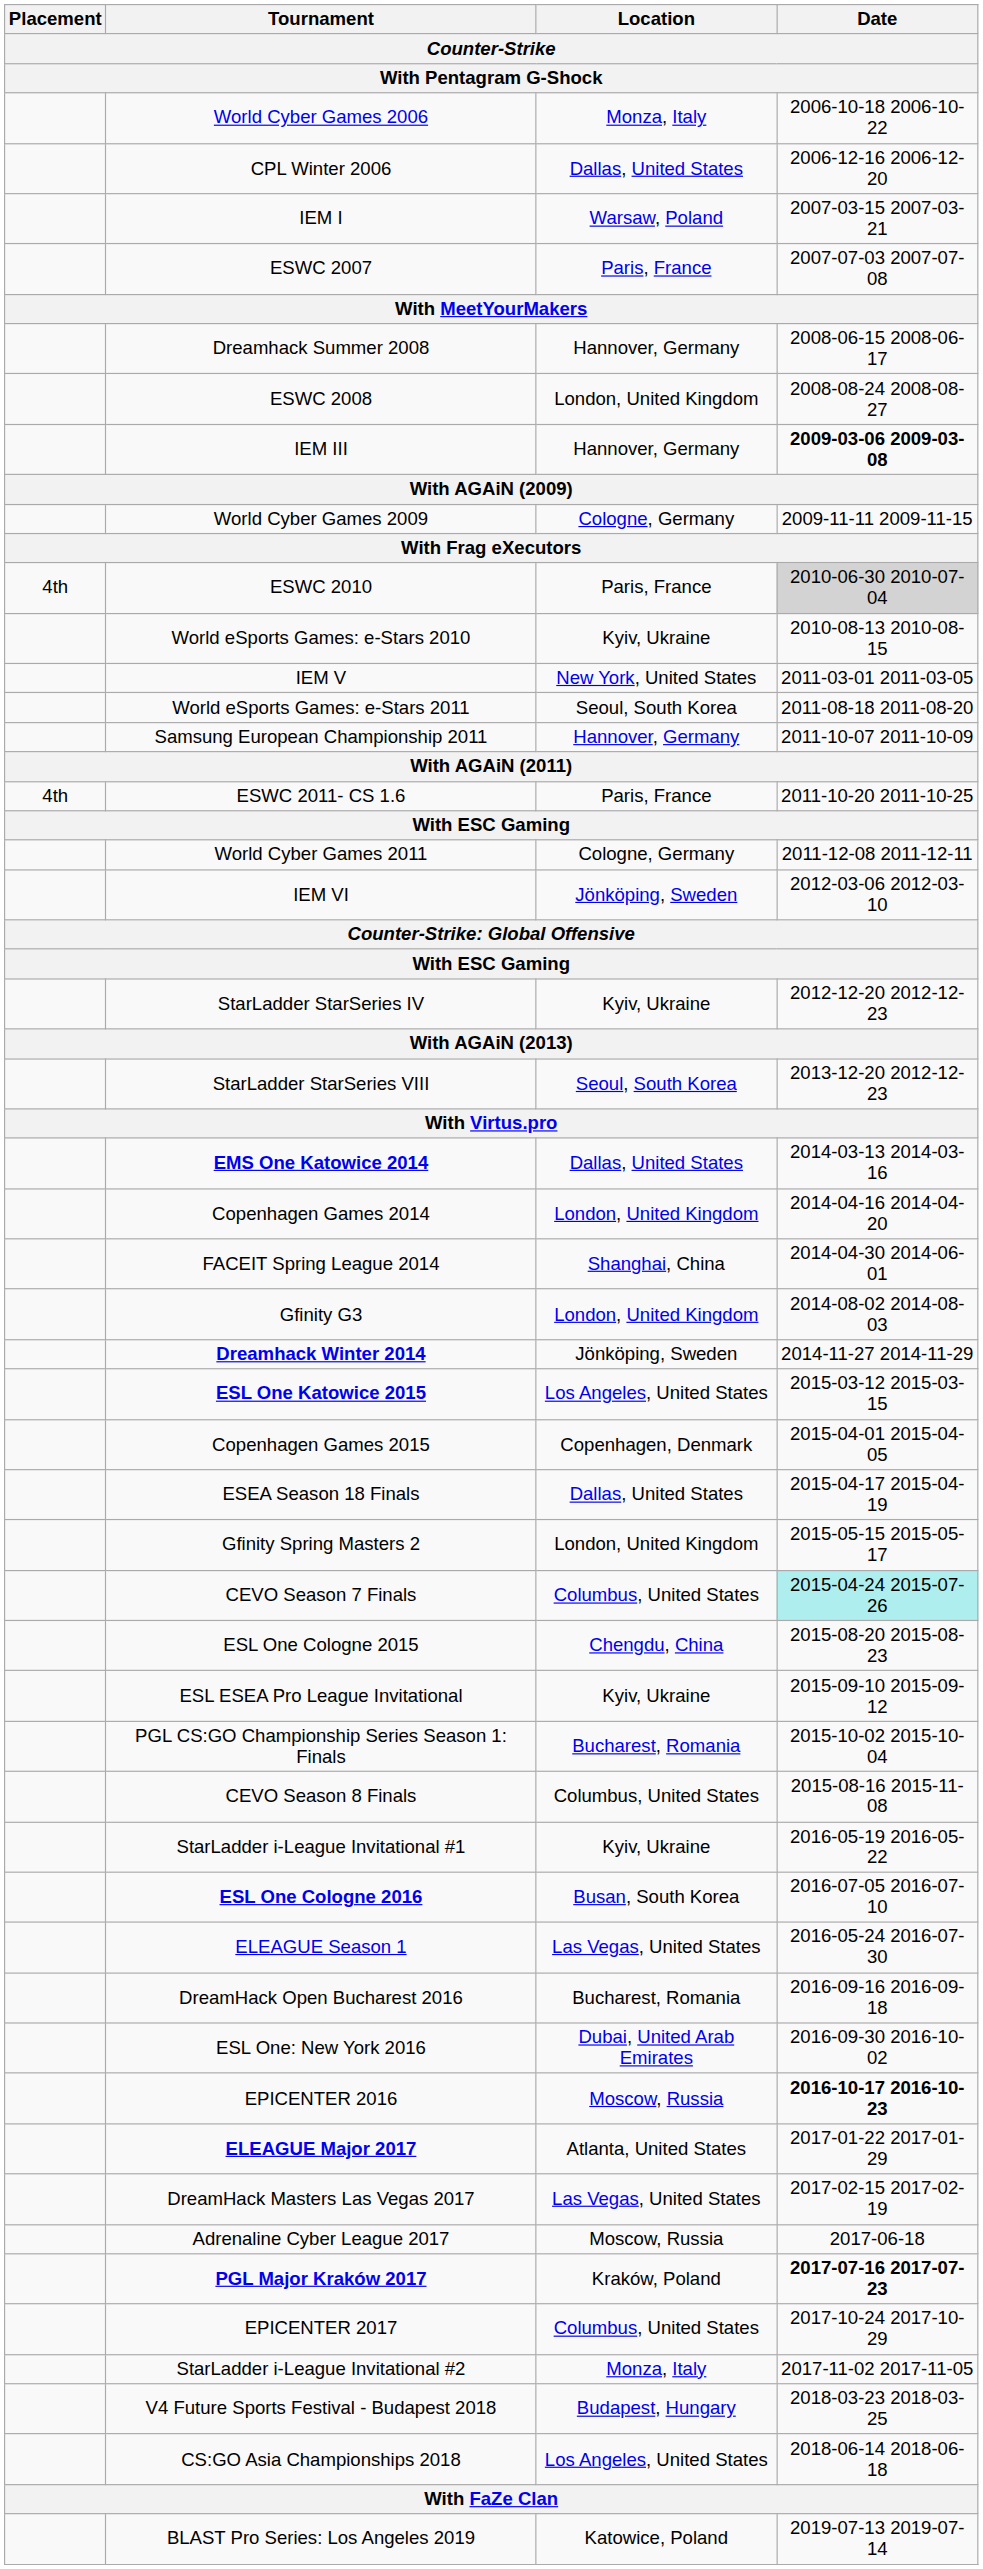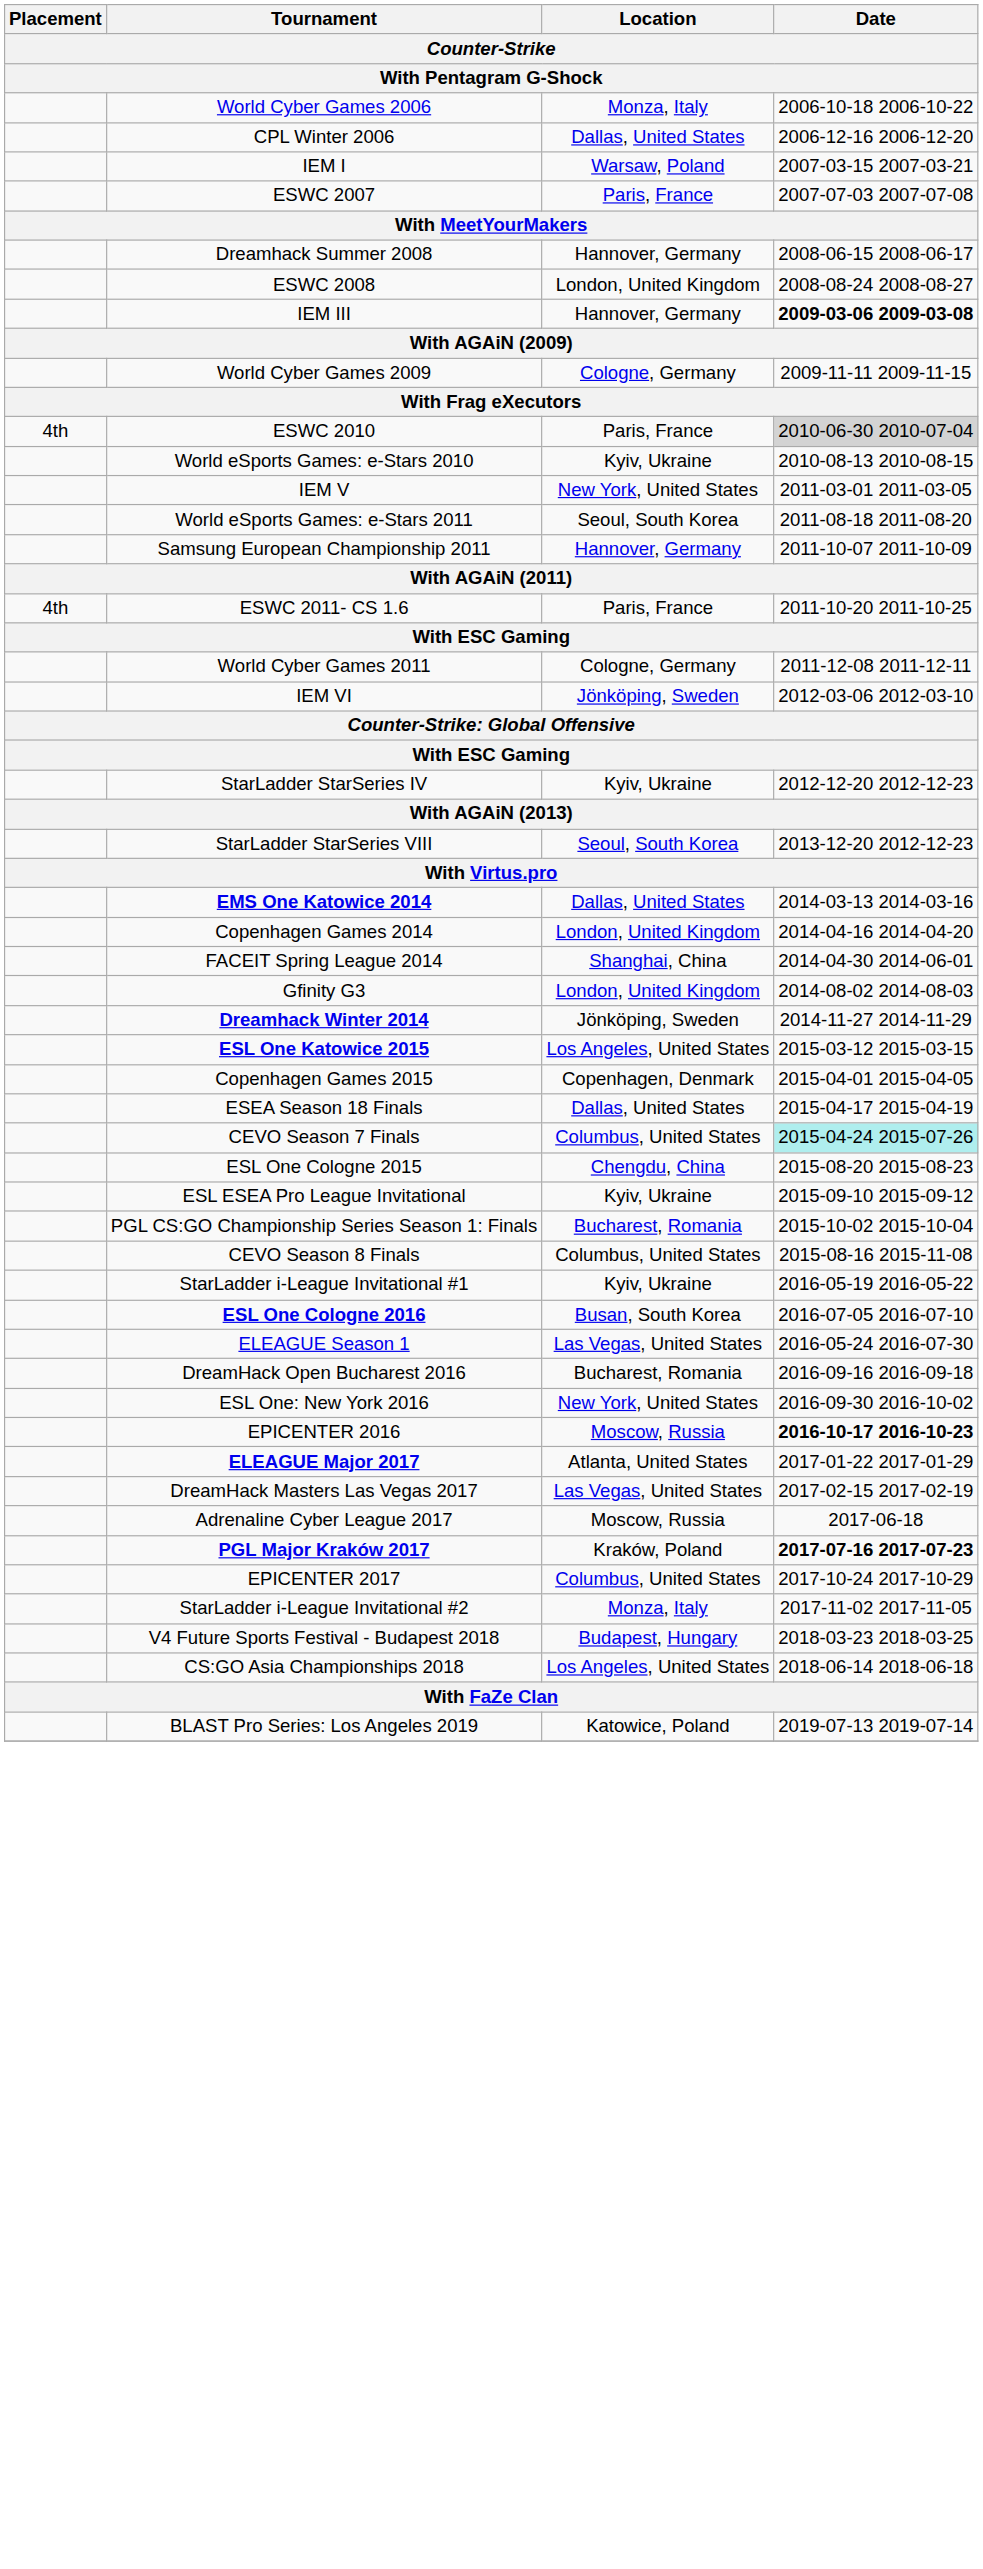- row: (321, 1544)
(656, 2048) Dubai, United Arab Emirates -> (658, 1402) New York, United States
